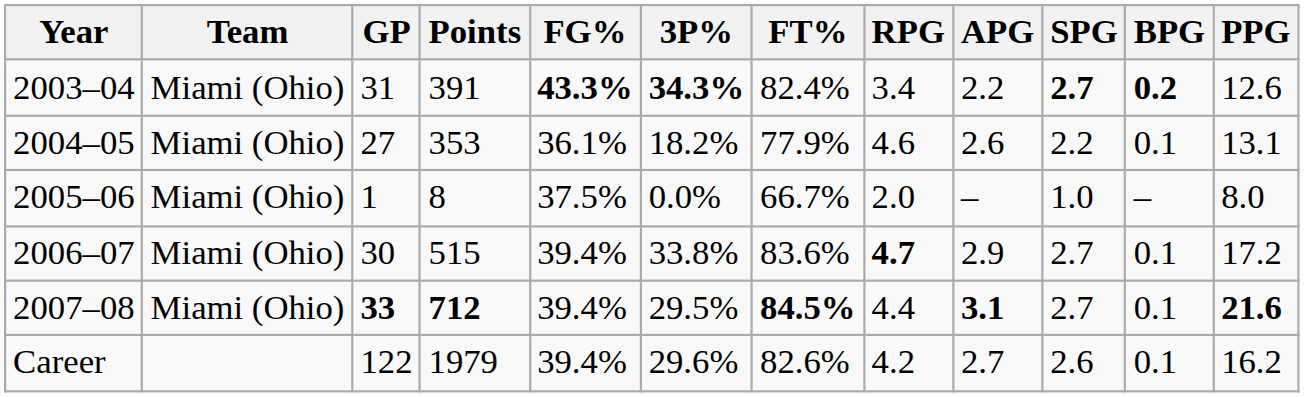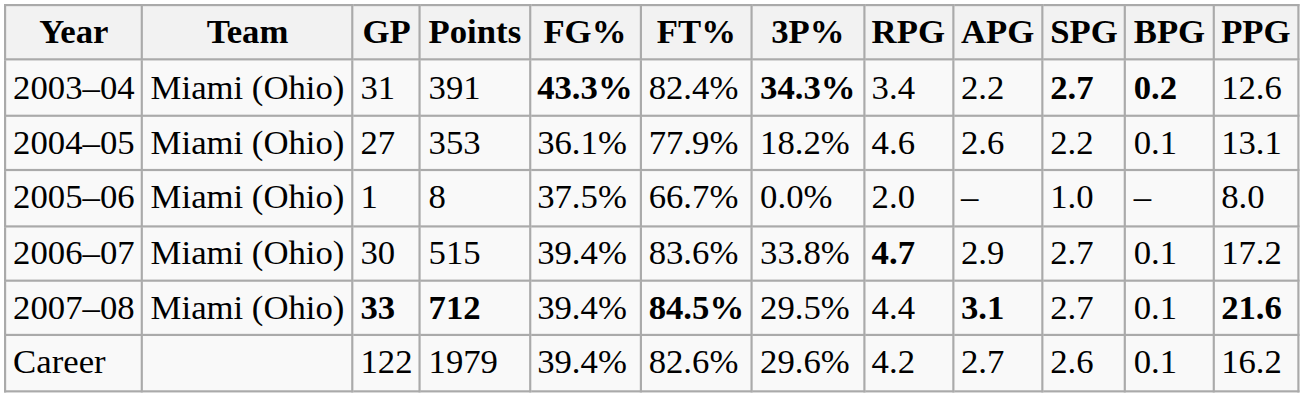columns swapped: (696, 32) <-> (808, 32)
